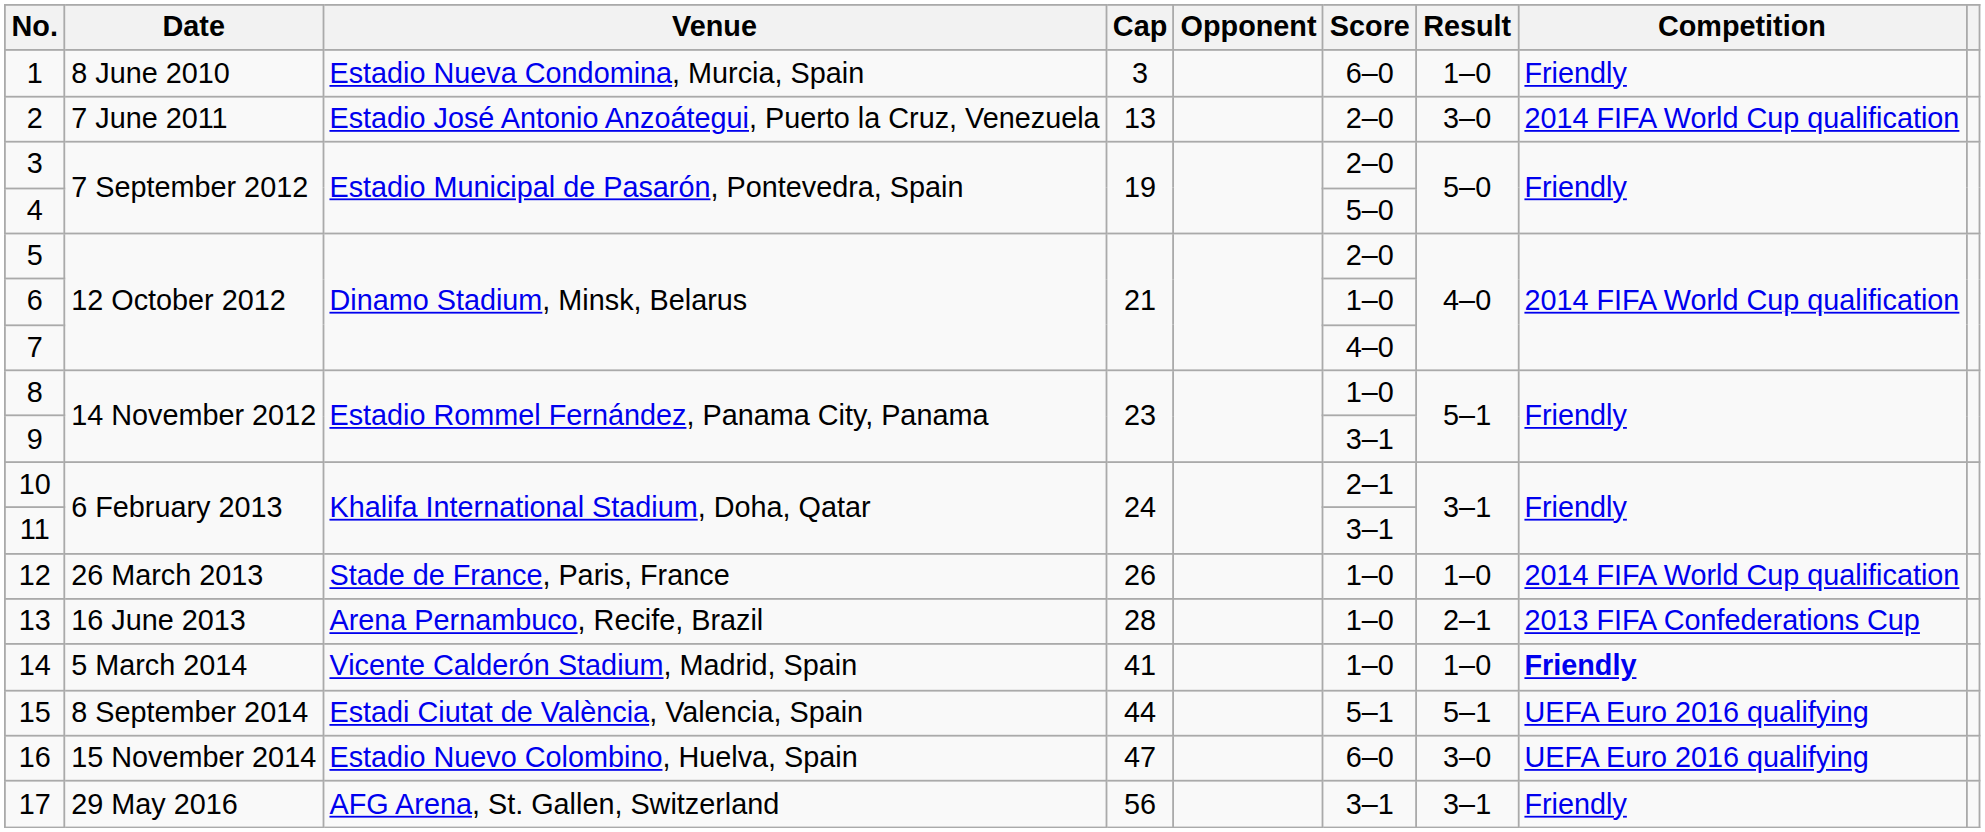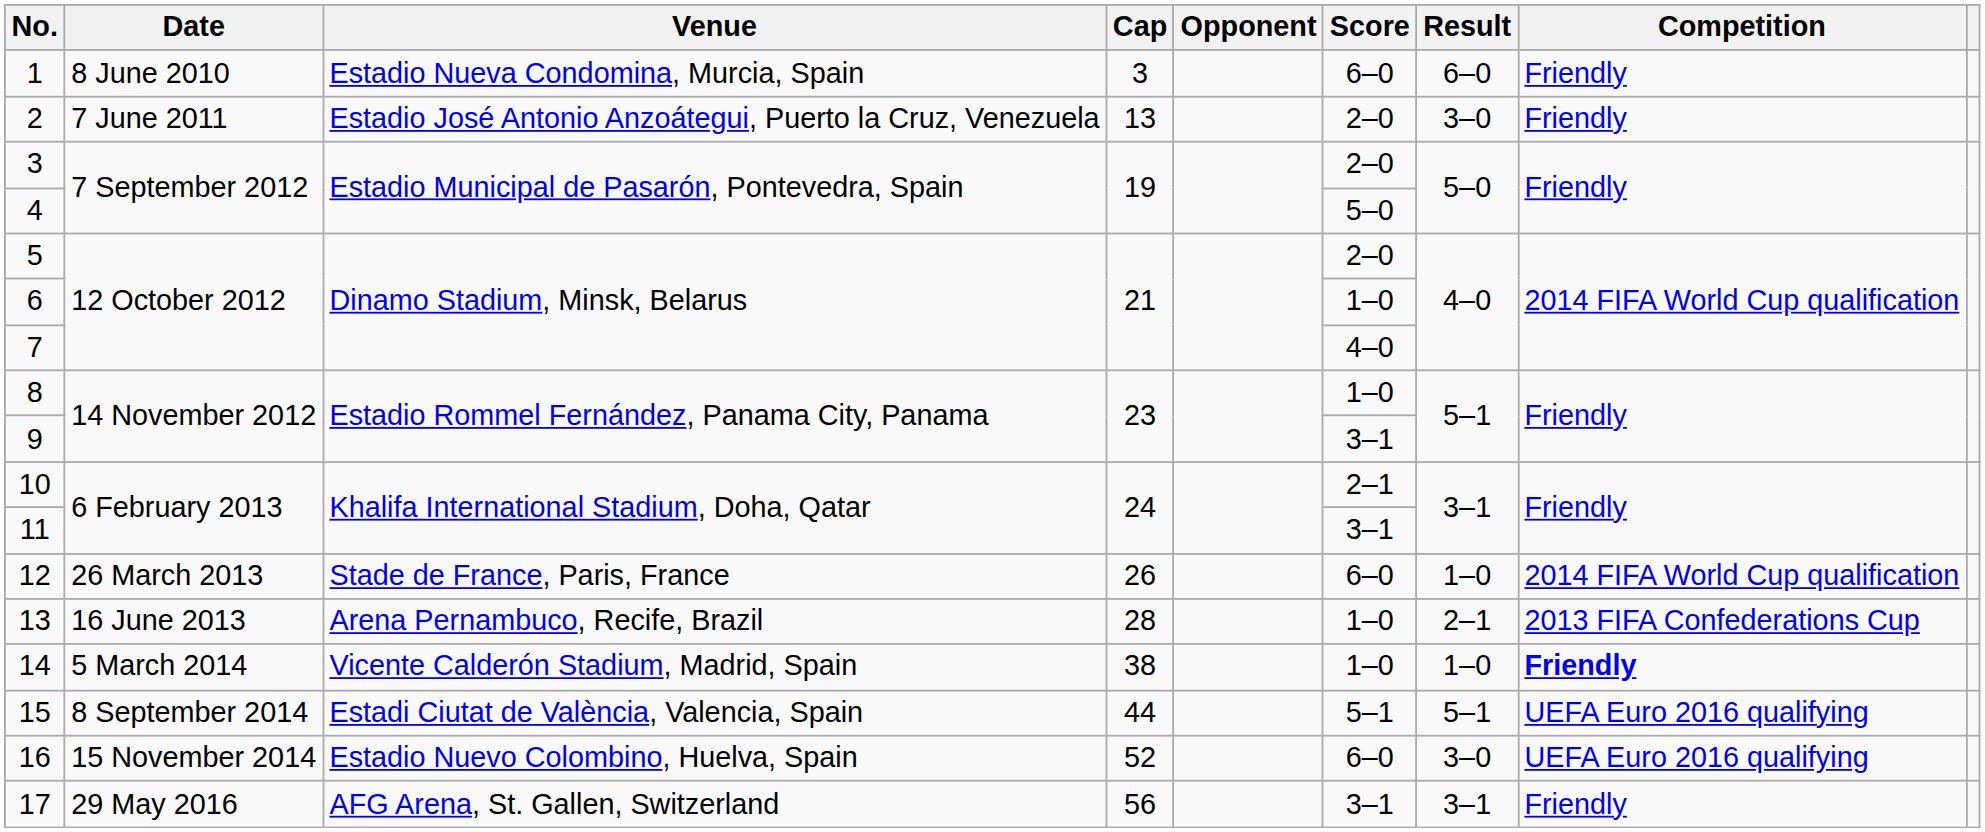(1467, 73) 1–0 -> (1467, 73) 6–0
(1742, 118) 2014 FIFA World Cup qualification -> (1576, 118) Friendly
(1370, 575) 1–0 -> (1370, 575) 6–0
(1140, 666) 41 -> (1140, 666) 38
(1140, 758) 47 -> (1140, 758) 52
